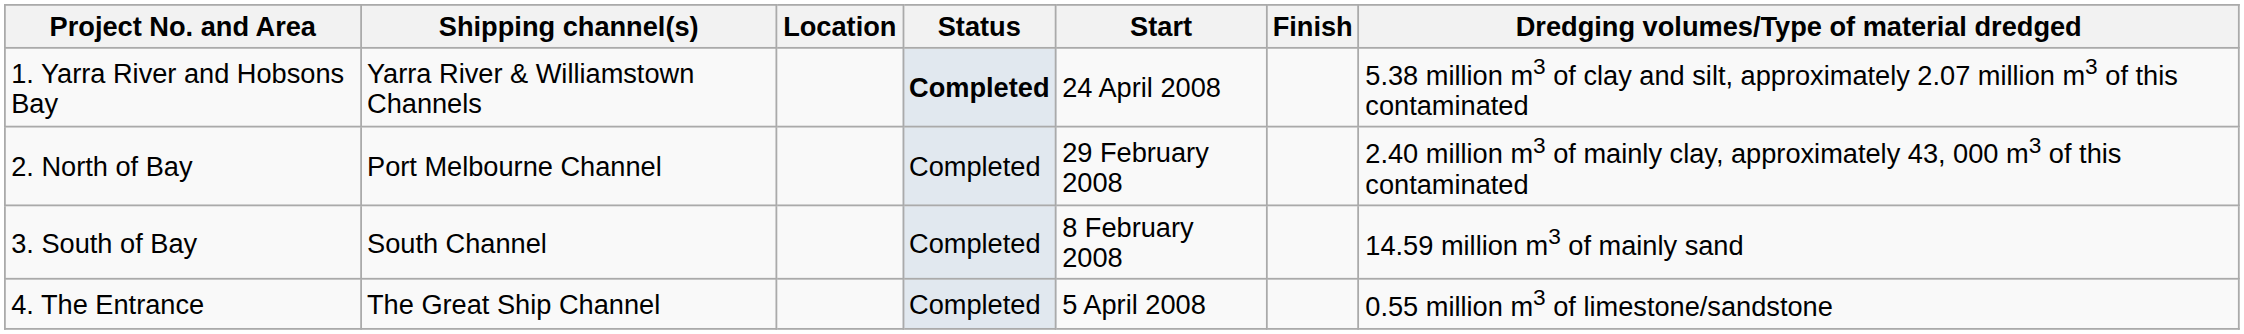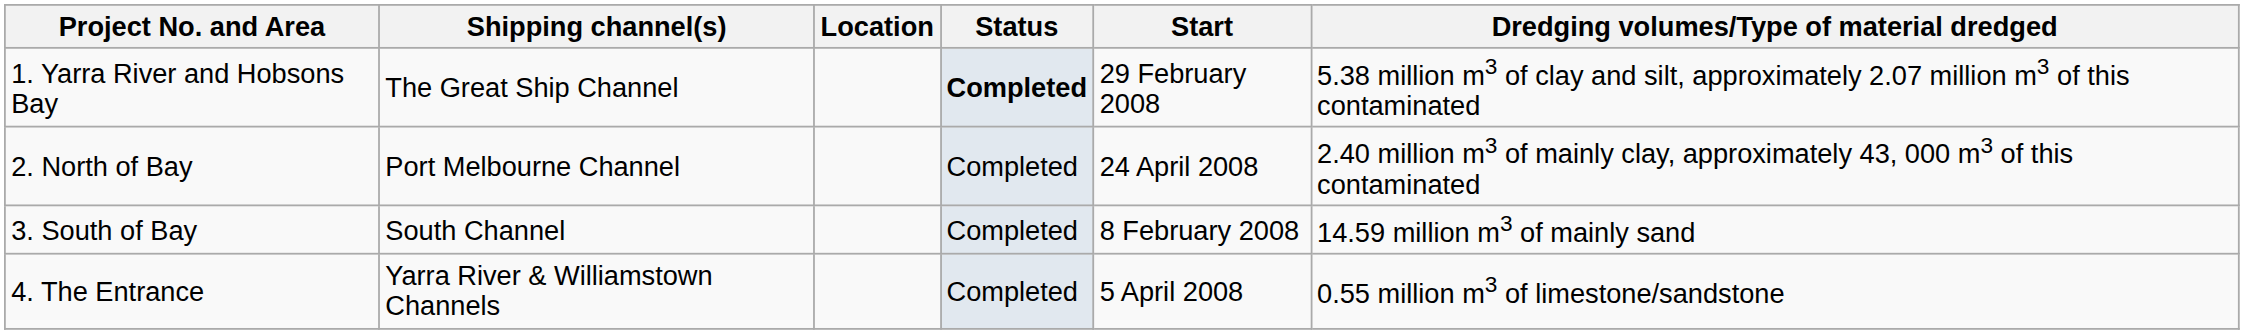- column: (1313, 27)
(531, 88) Yarra River & Williamstown Channels -> (532, 88) The Great Ship Channel
(1142, 88) 24 April 2008 -> (1173, 88) 29 February 2008
(1135, 167) 29 February 2008 -> (1179, 167) 24 April 2008
(514, 304) The Great Ship Channel -> (549, 291) Yarra River & Williamstown Channels
